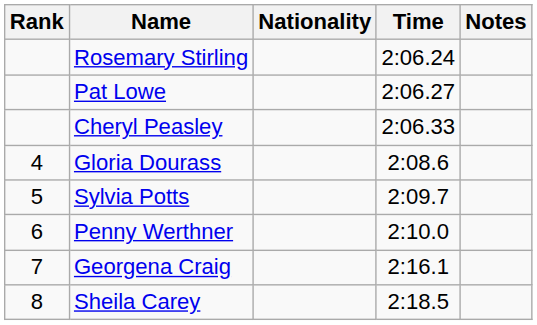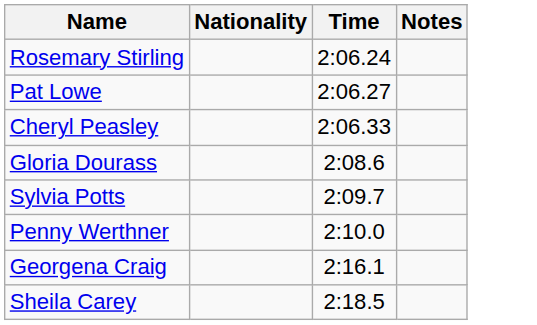- column: (37, 22)
